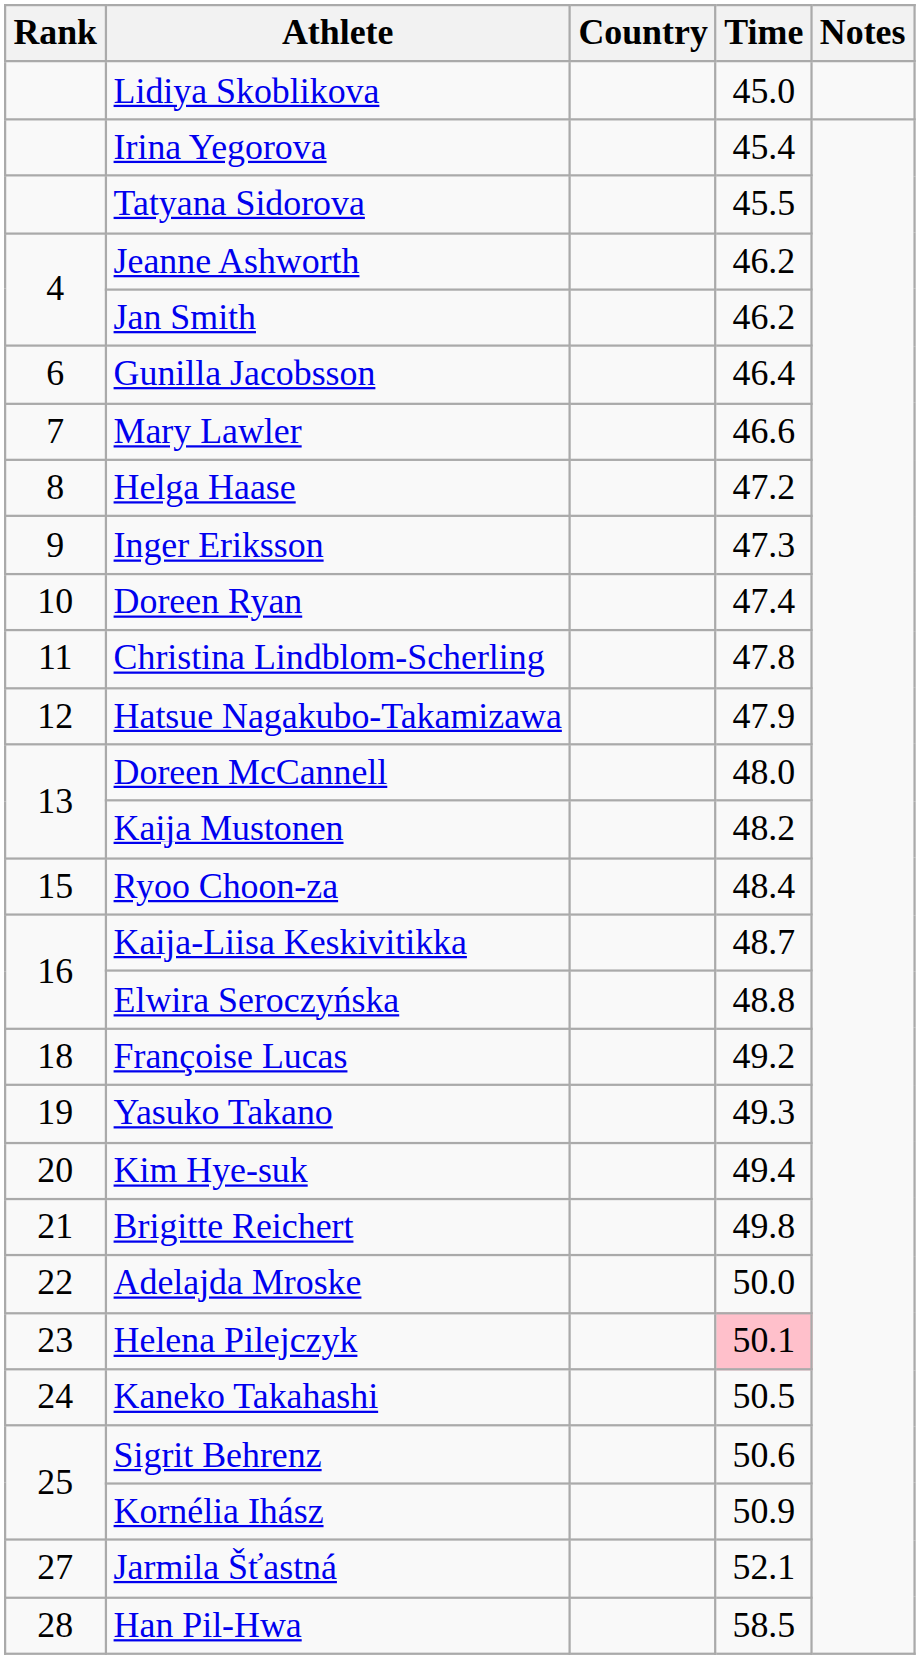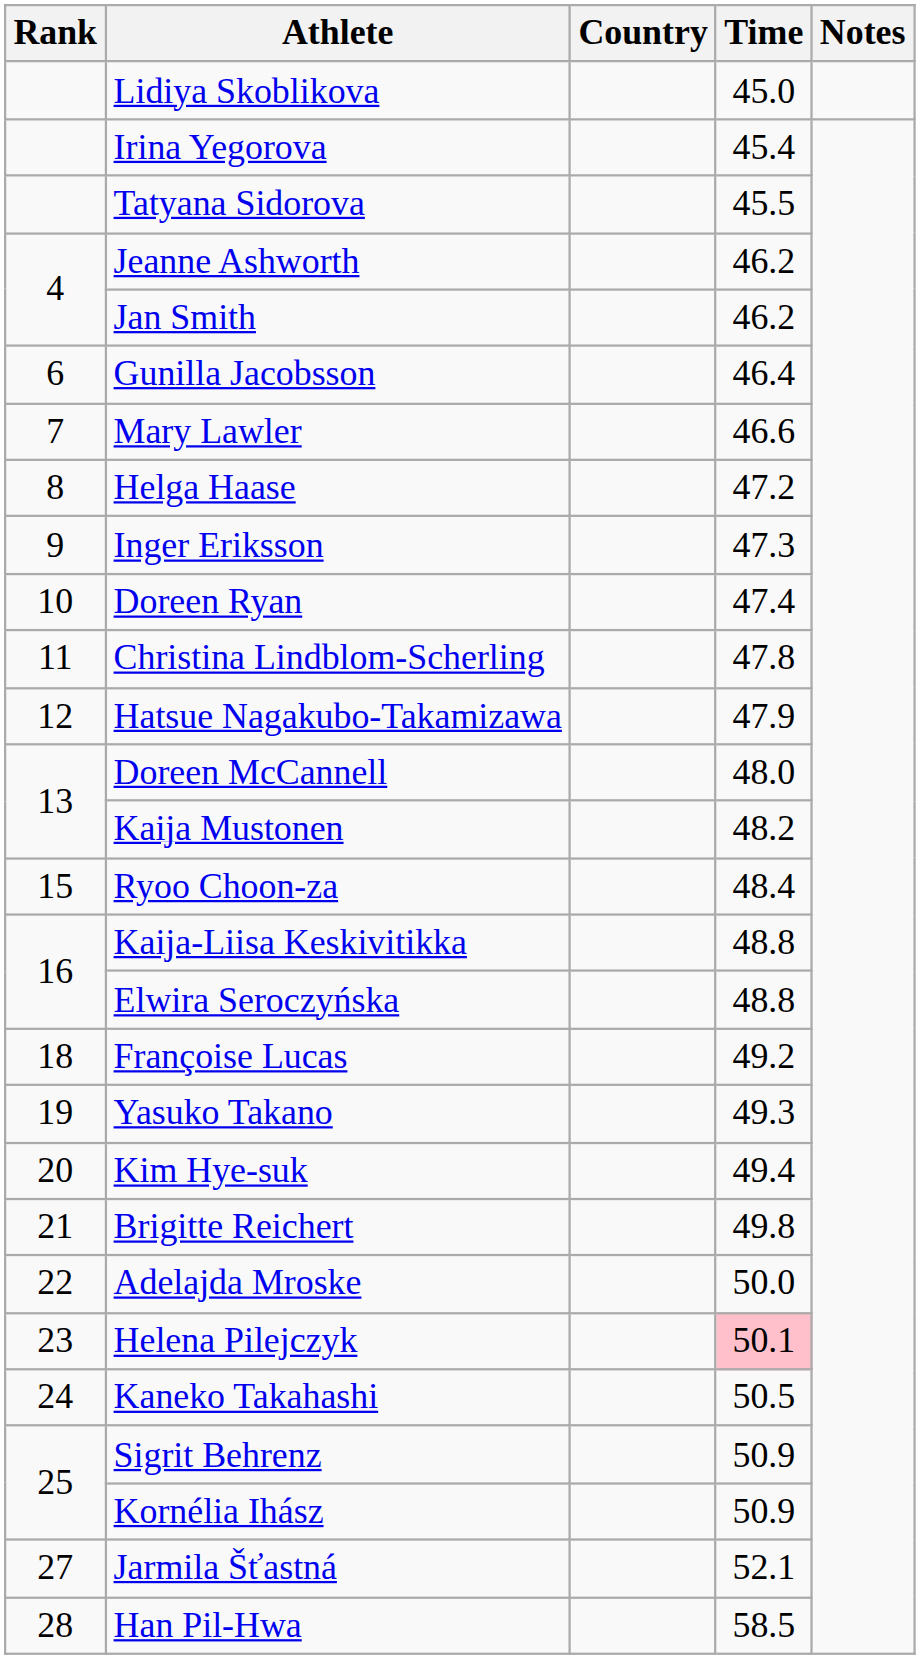(764, 942) 48.7 -> (764, 942) 48.8
(764, 1453) 50.6 -> (764, 1453) 50.9
